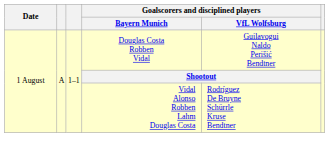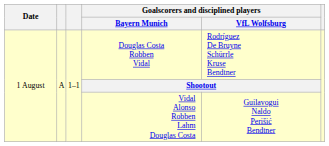(261, 50) Guilavogui Naldo Perišić Bendtner -> (222, 54) Rodríguez De Bruyne Schürrle Kruse Bendtner
(222, 107) Rodríguez De Bruyne Schürrle Kruse Bendtner -> (261, 117) Guilavogui Naldo Perišić Bendtner
